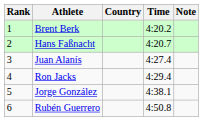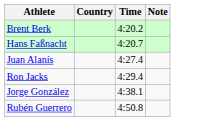- column: (18, 12)
